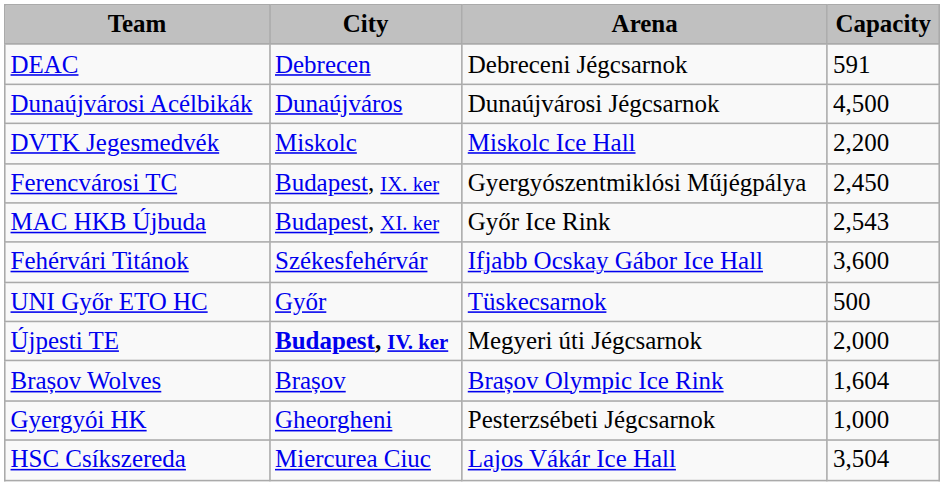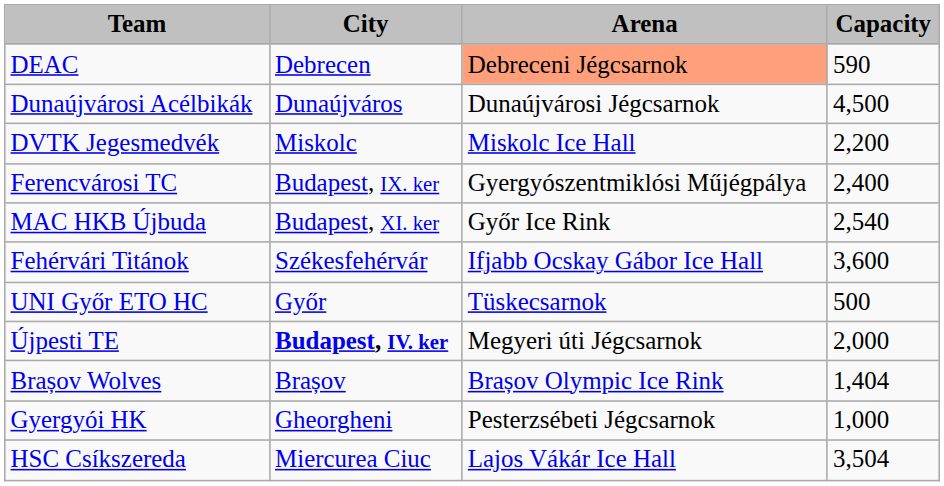(578, 63) no background -> (578, 63) lightsalmon background
(852, 63) 591 -> (852, 63) 590
(861, 182) 2,450 -> (861, 182) 2,400
(861, 222) 2,543 -> (861, 222) 2,540
(861, 380) 1,604 -> (861, 380) 1,404
